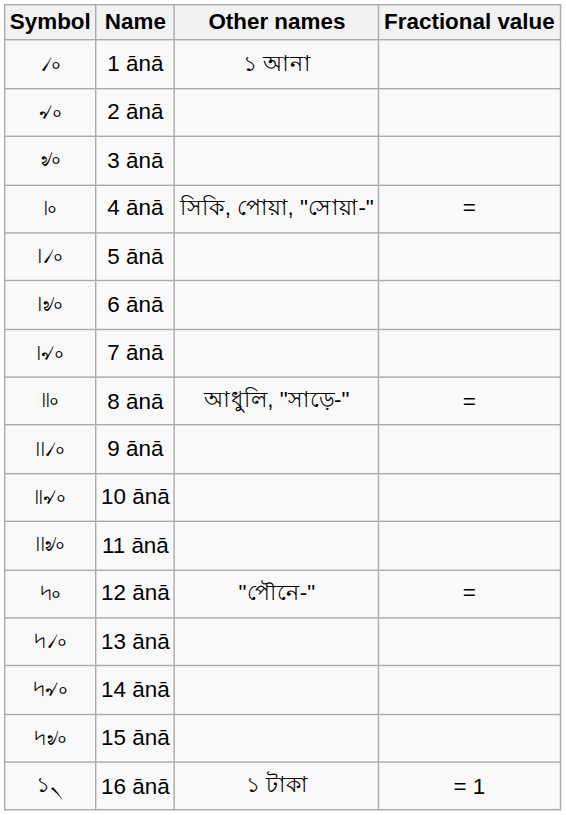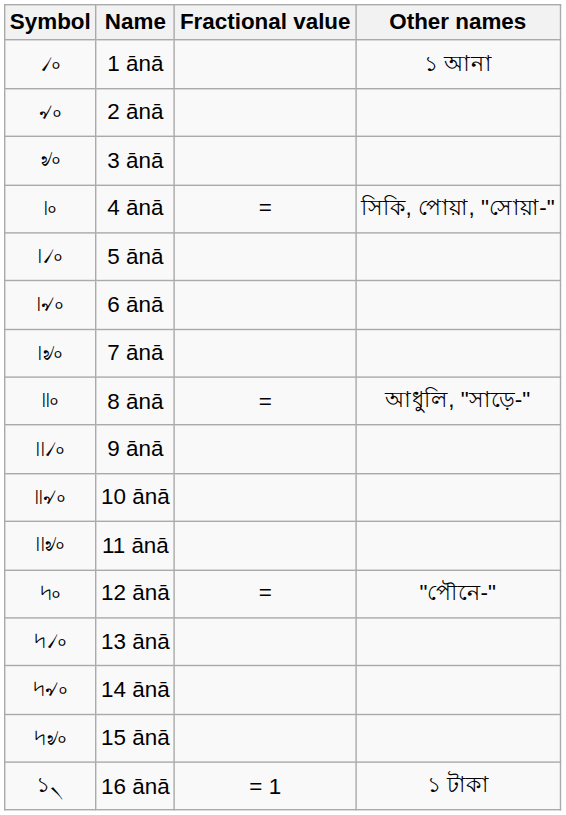columns swapped: (469, 22) <-> (277, 22)
(50, 304) ৷৶৹ -> (50, 304) ৷৵৹
(50, 352) ৷৵৹ -> (50, 352) ৷৶৹
